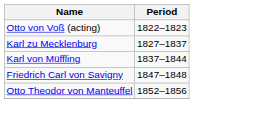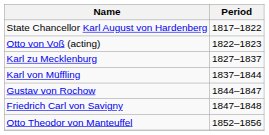+ row: (107, 28)
+ row: (51, 91)
